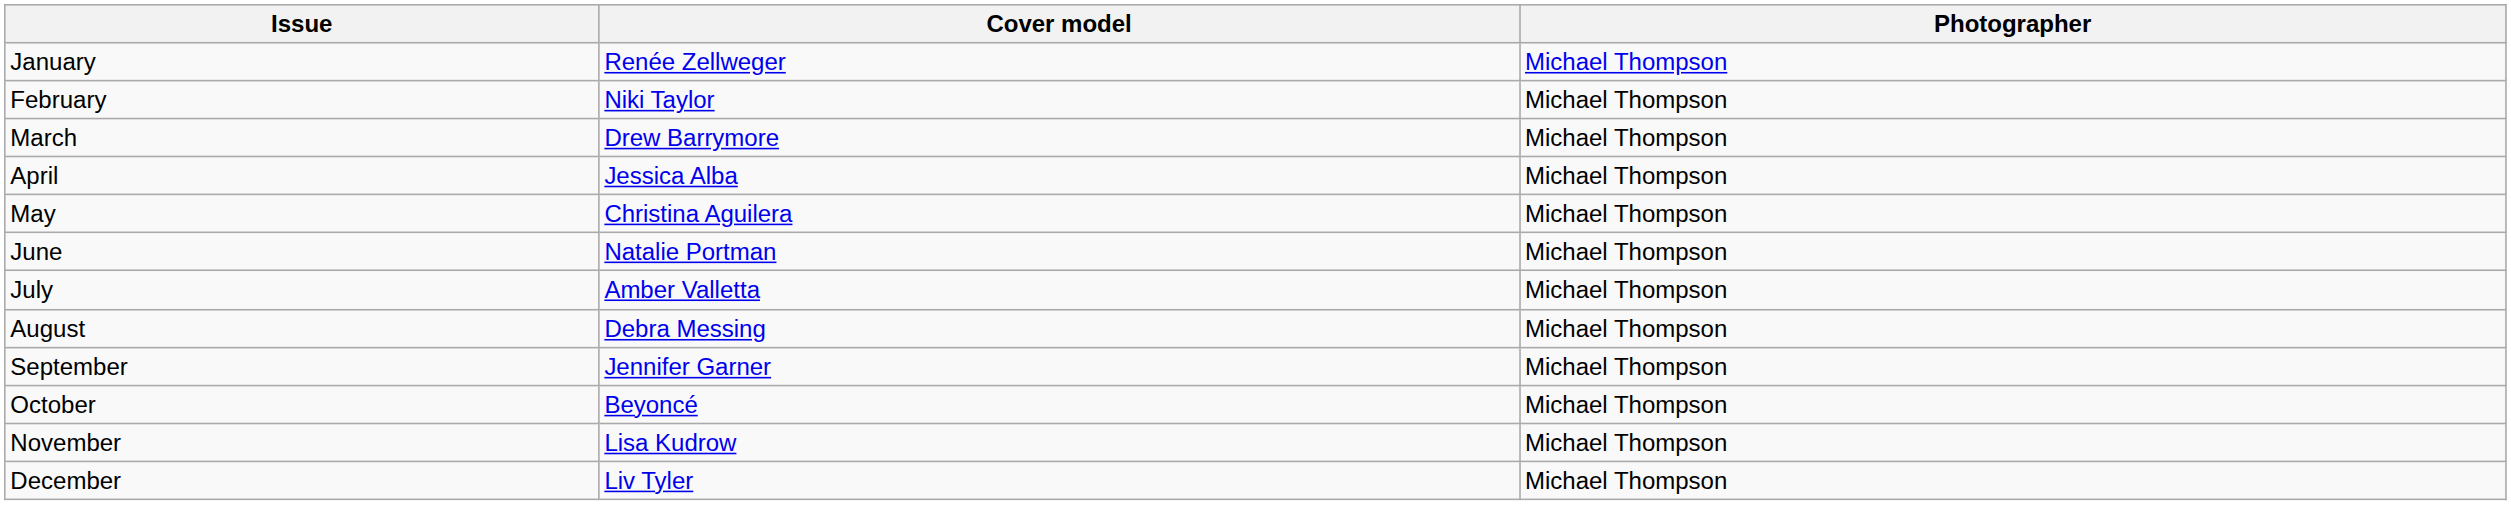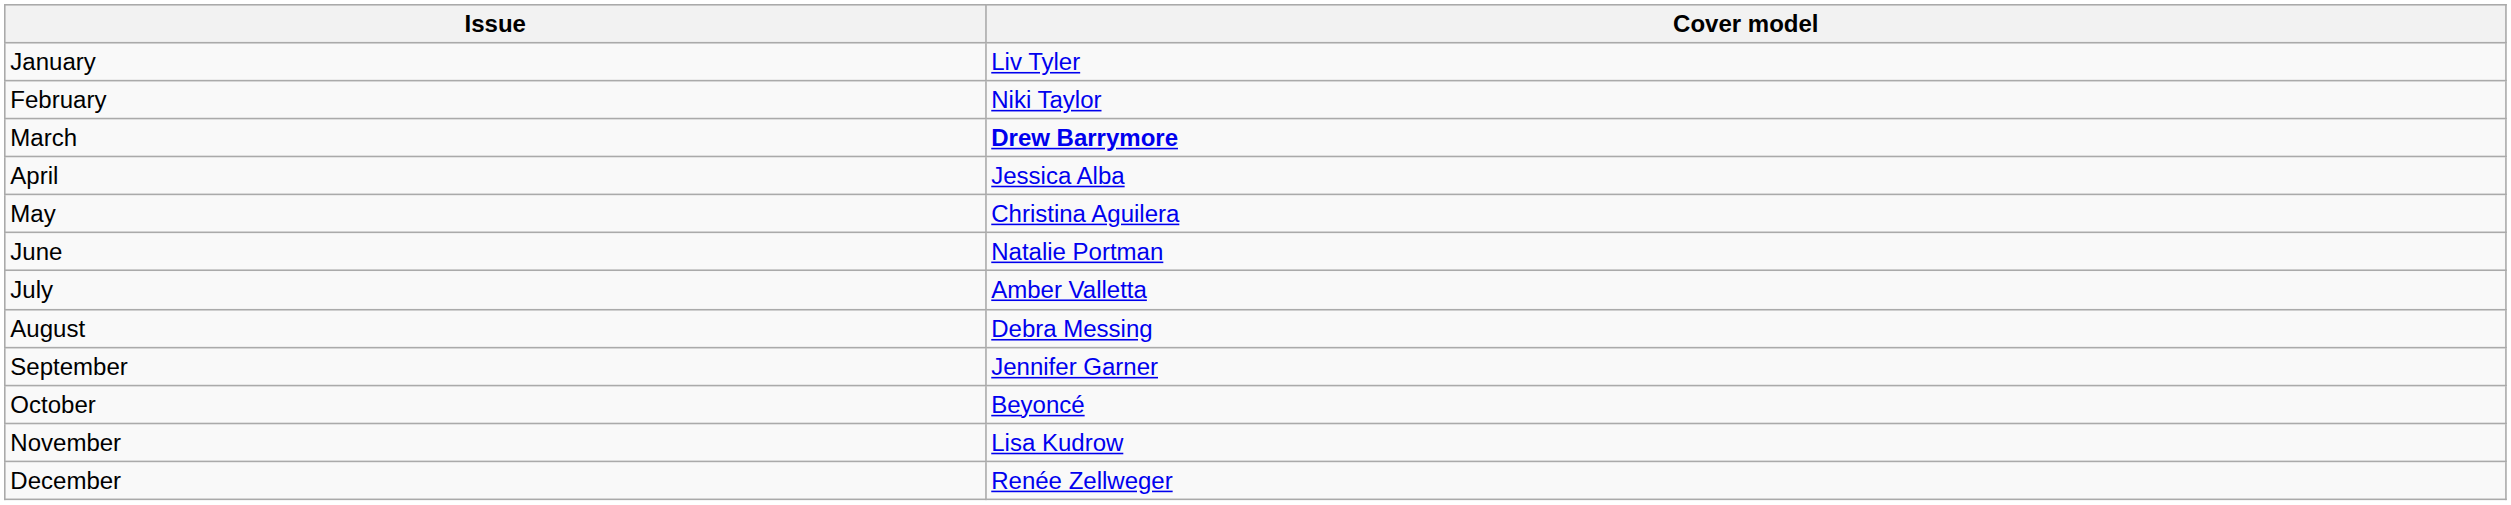- column: (2013, 24)
(695, 62) Renée Zellweger -> (1036, 62) Liv Tyler
(692, 138) normal -> (1085, 138) bold
(649, 480) Liv Tyler -> (1082, 480) Renée Zellweger
